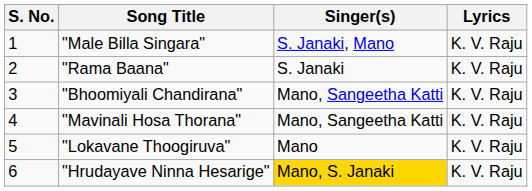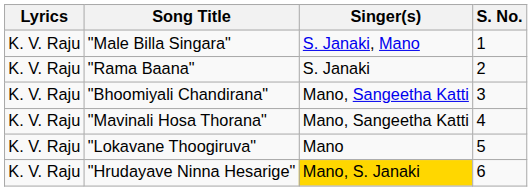columns swapped: (31, 17) <-> (487, 17)
